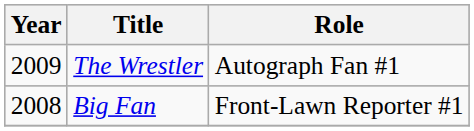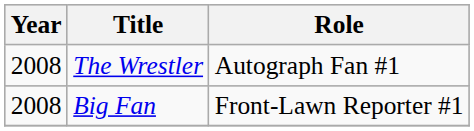(36, 65) 2009 -> (36, 65) 2008
